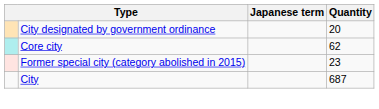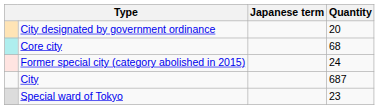(335, 46) 62 -> (335, 46) 68
(335, 63) 23 -> (335, 63) 24
+ row: (72, 96)
